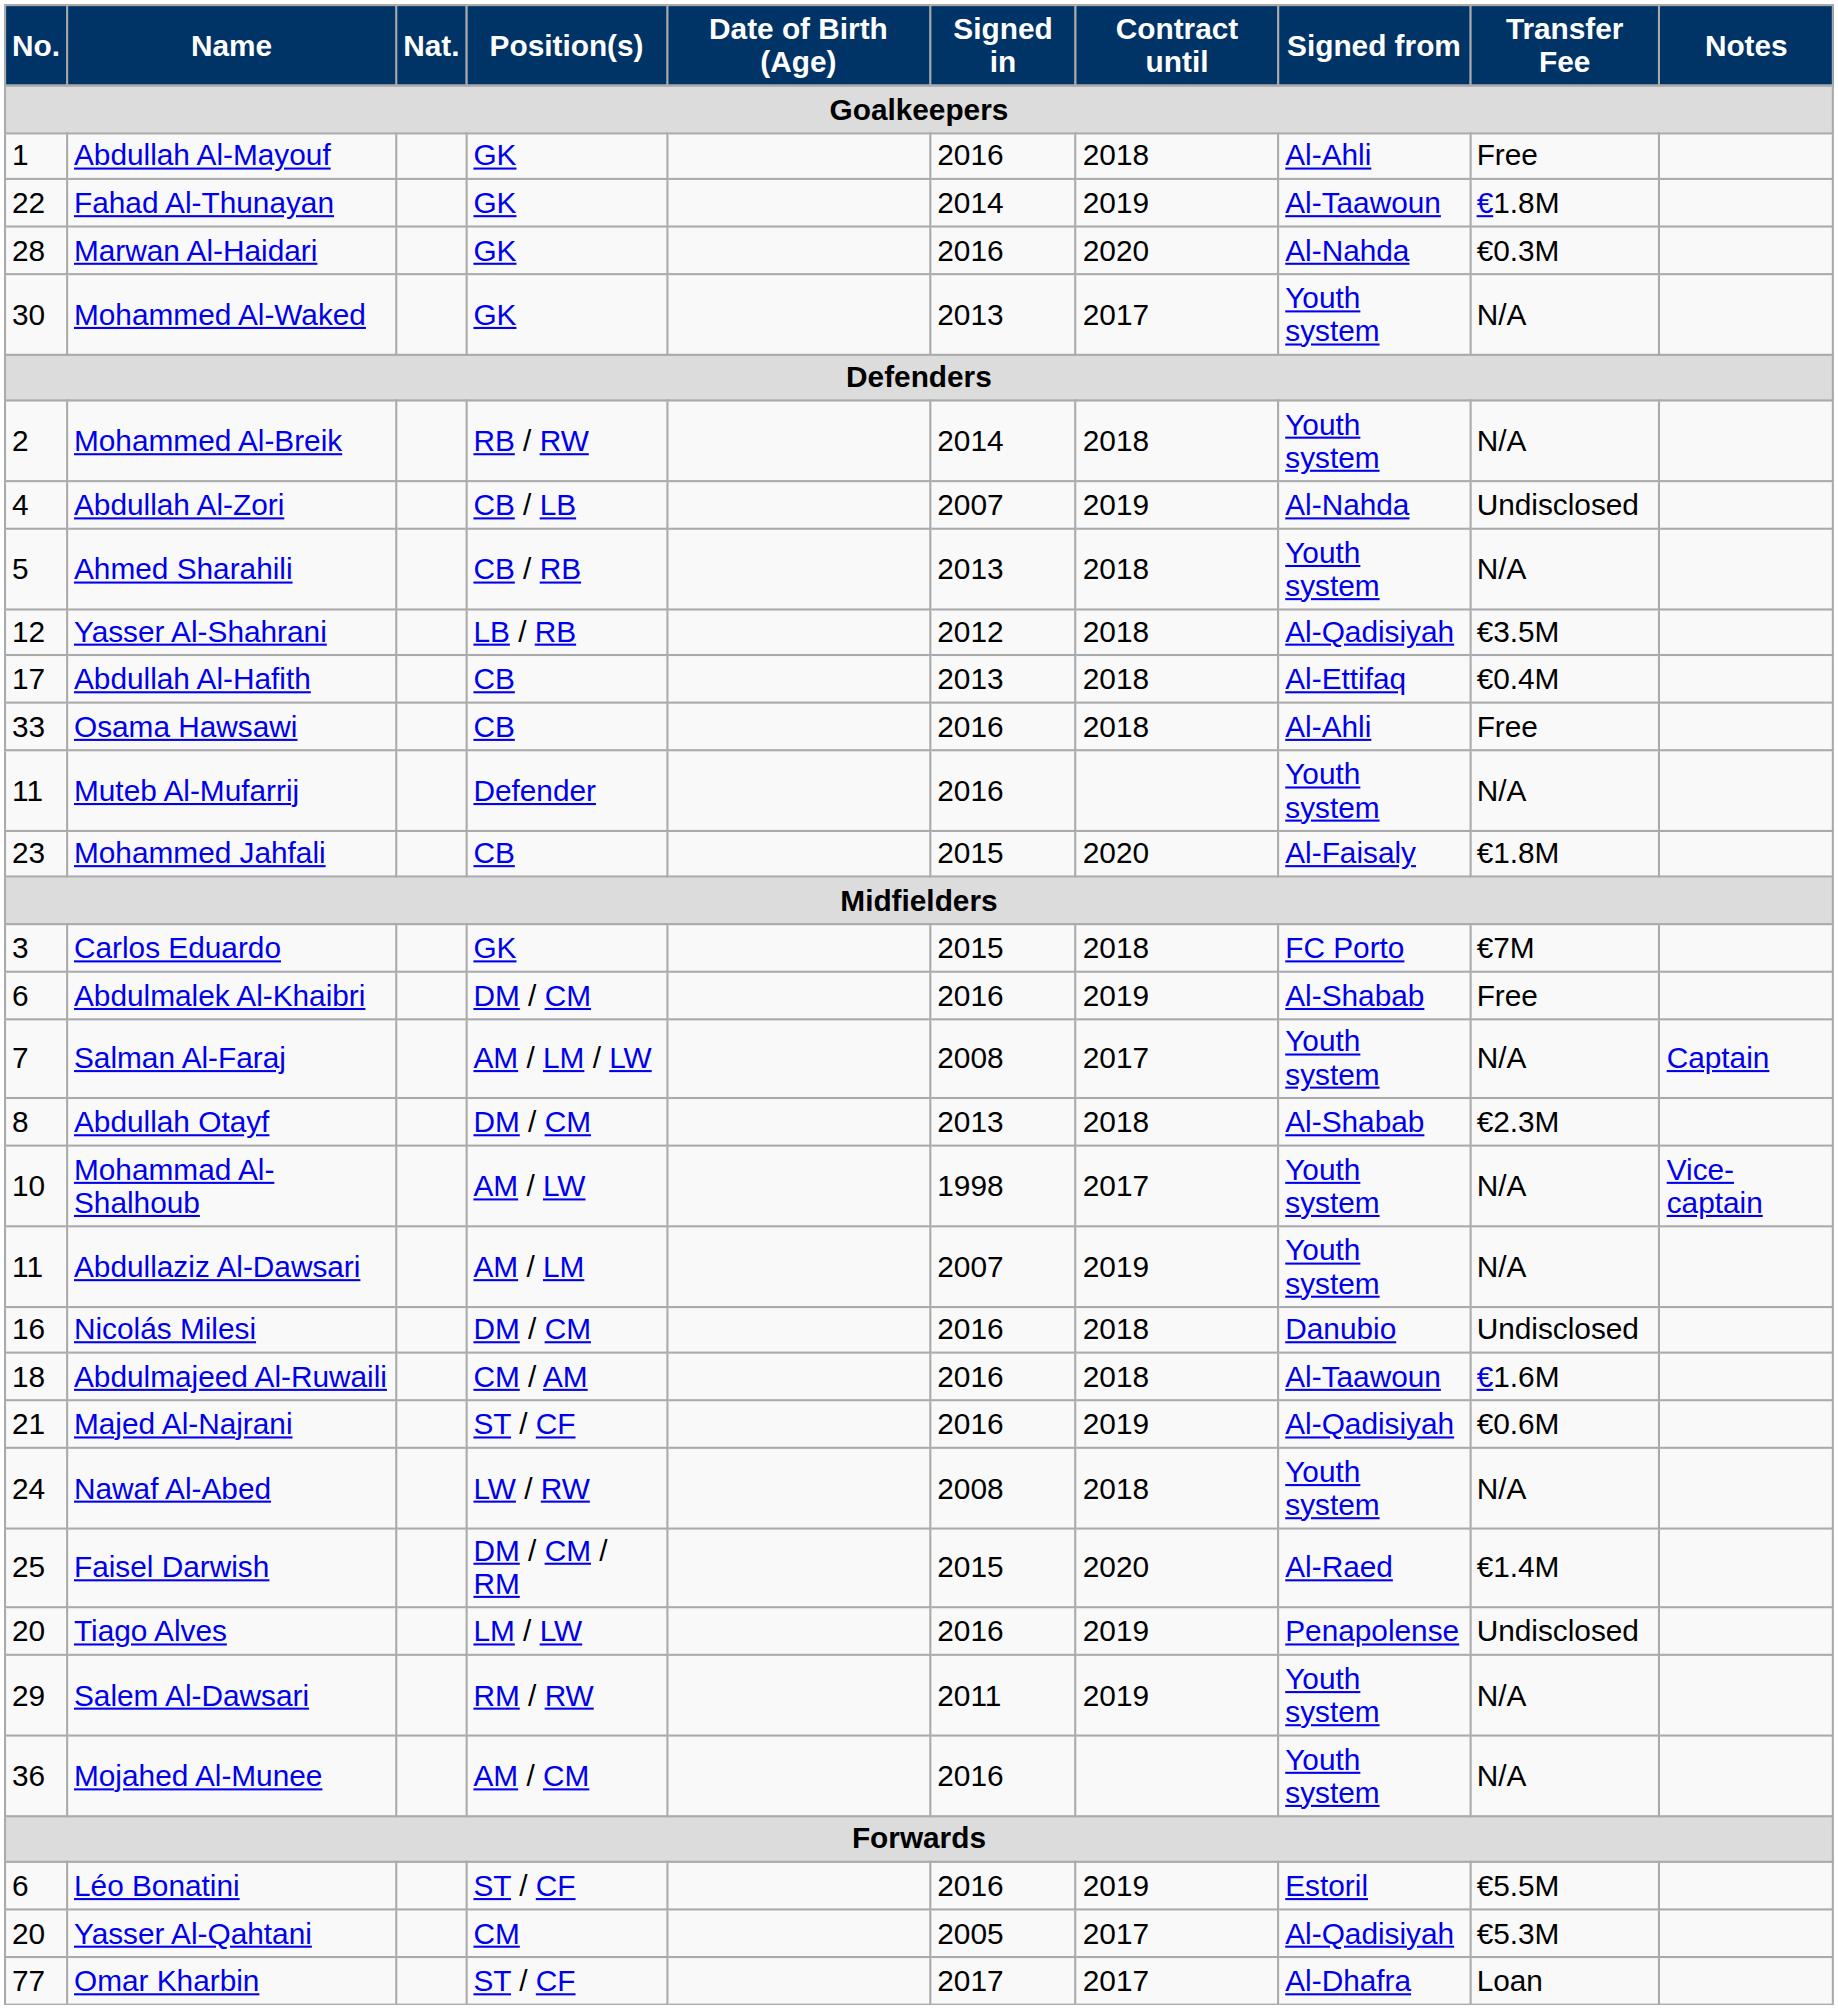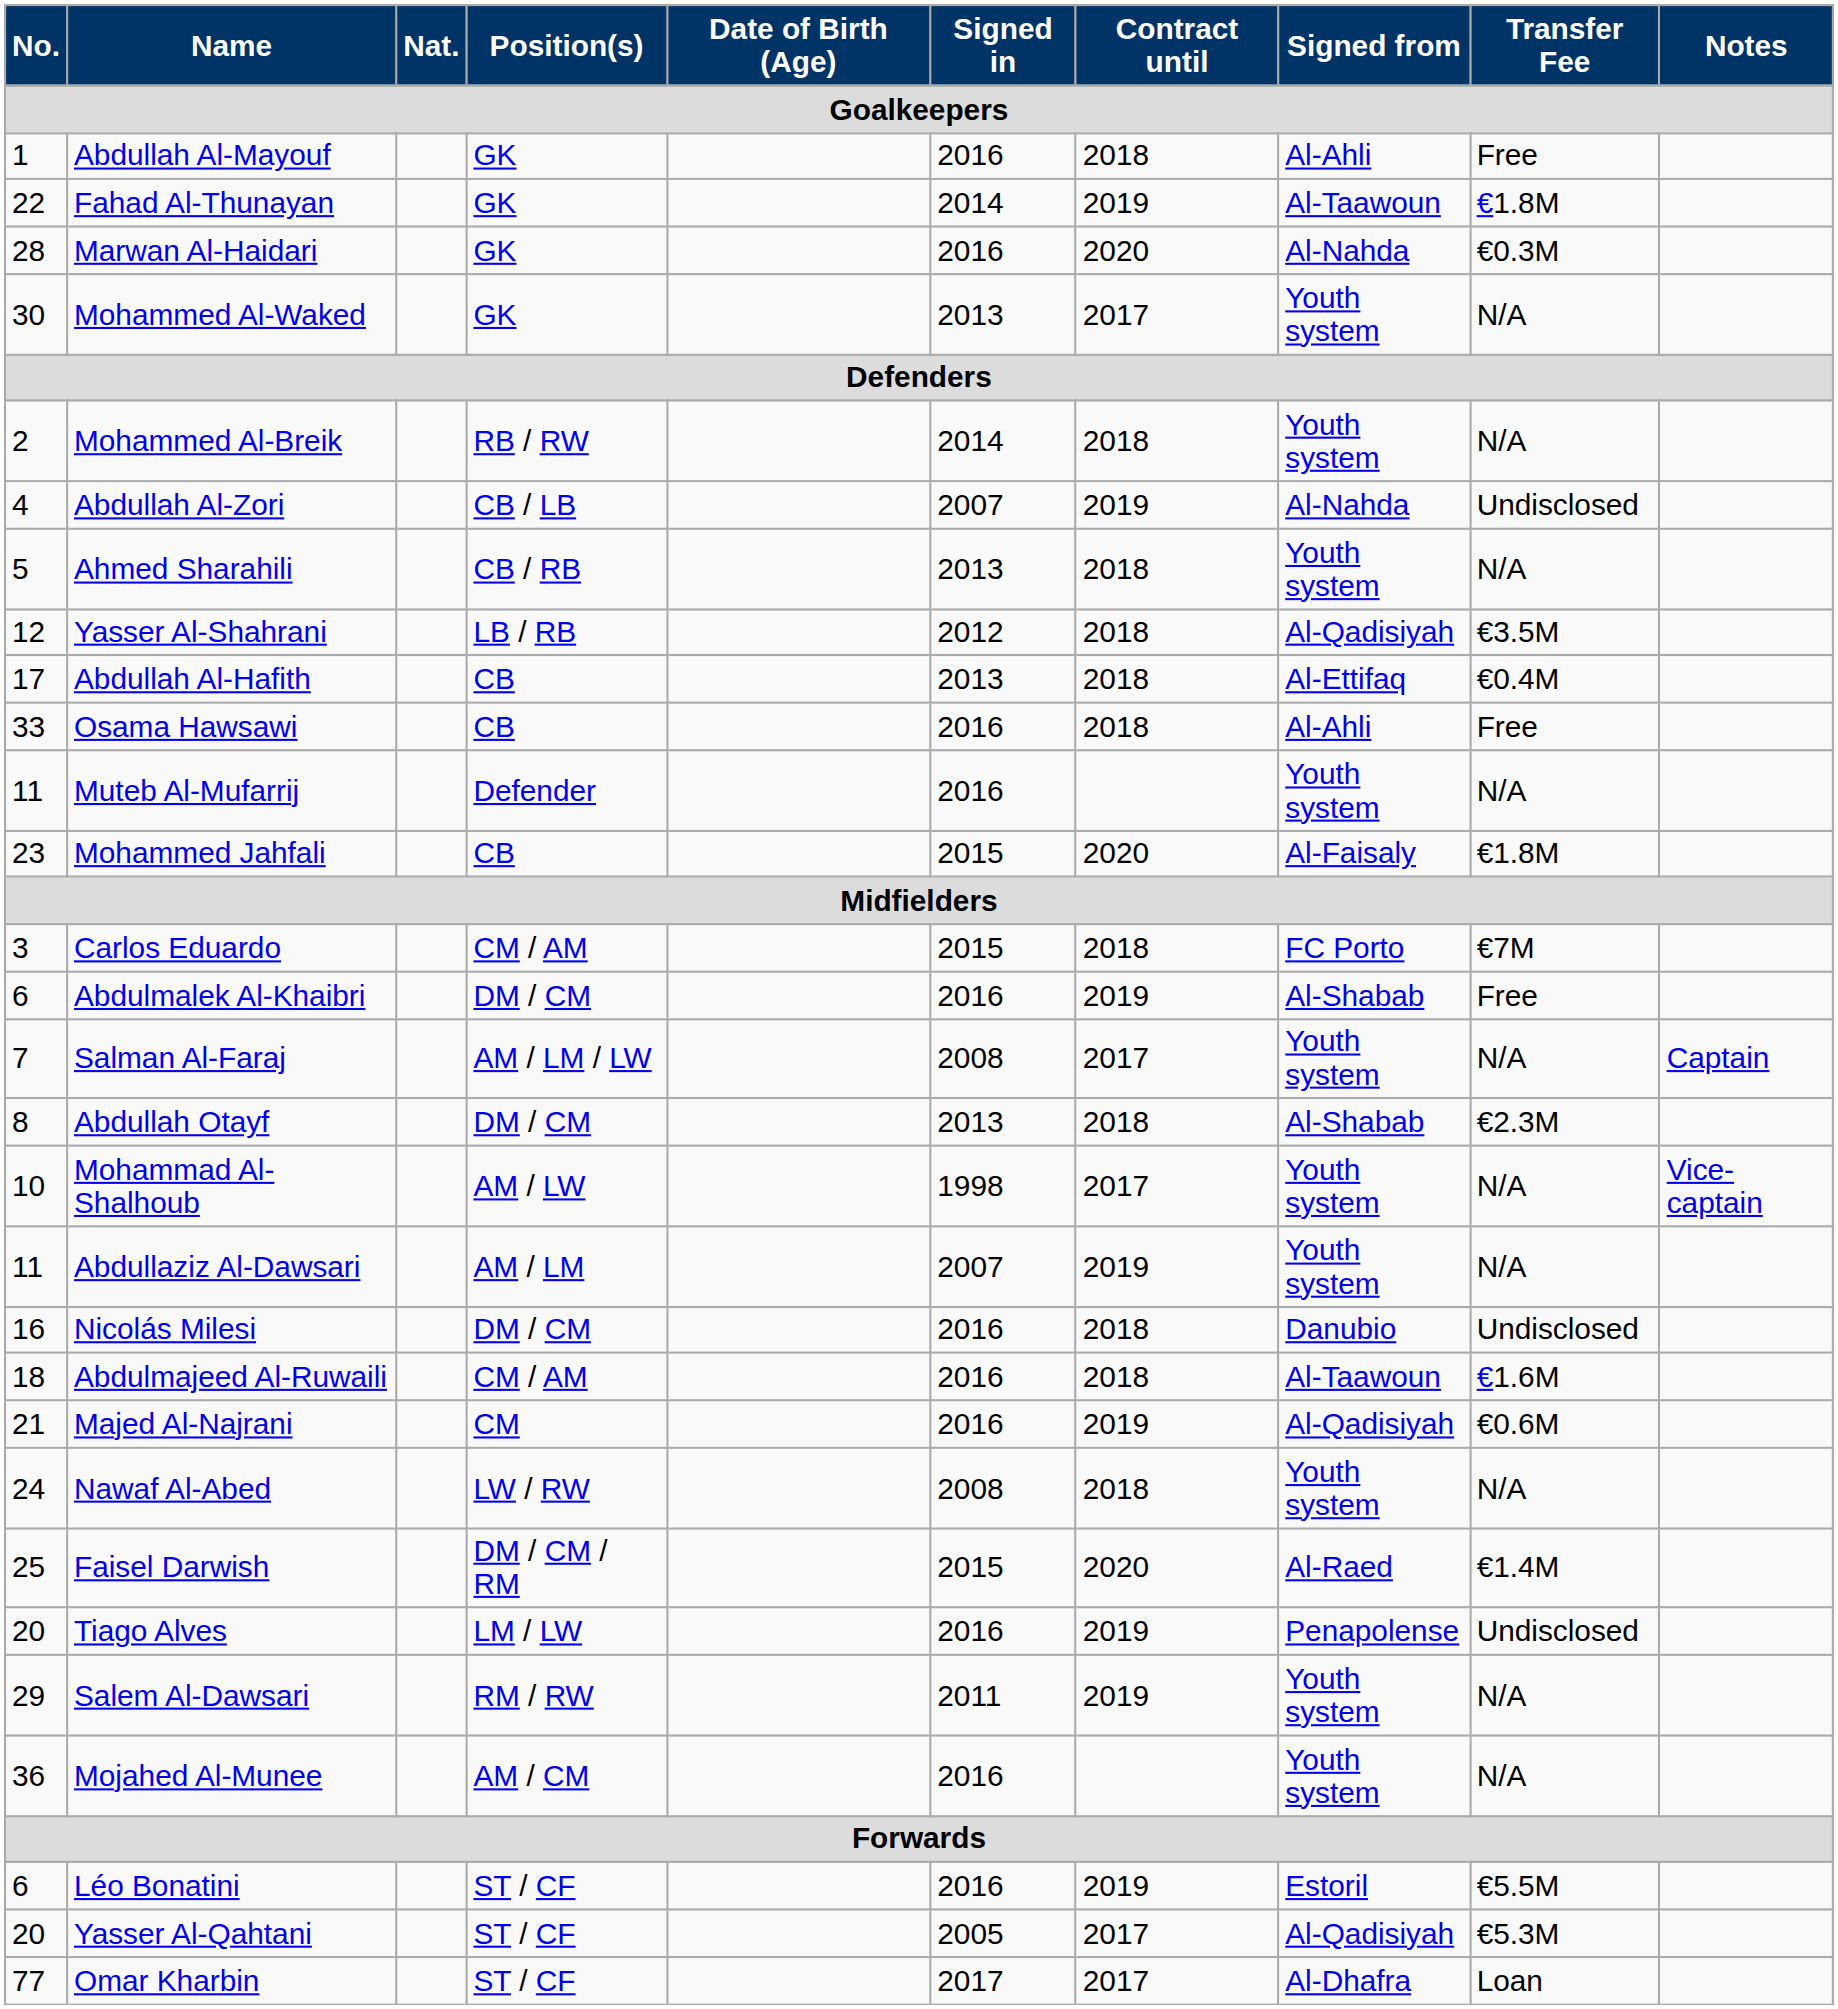(495, 948) GK -> (531, 948) CM / AM
(524, 1424) ST / CF -> (497, 1424) CM
(497, 1933) CM -> (524, 1933) ST / CF
